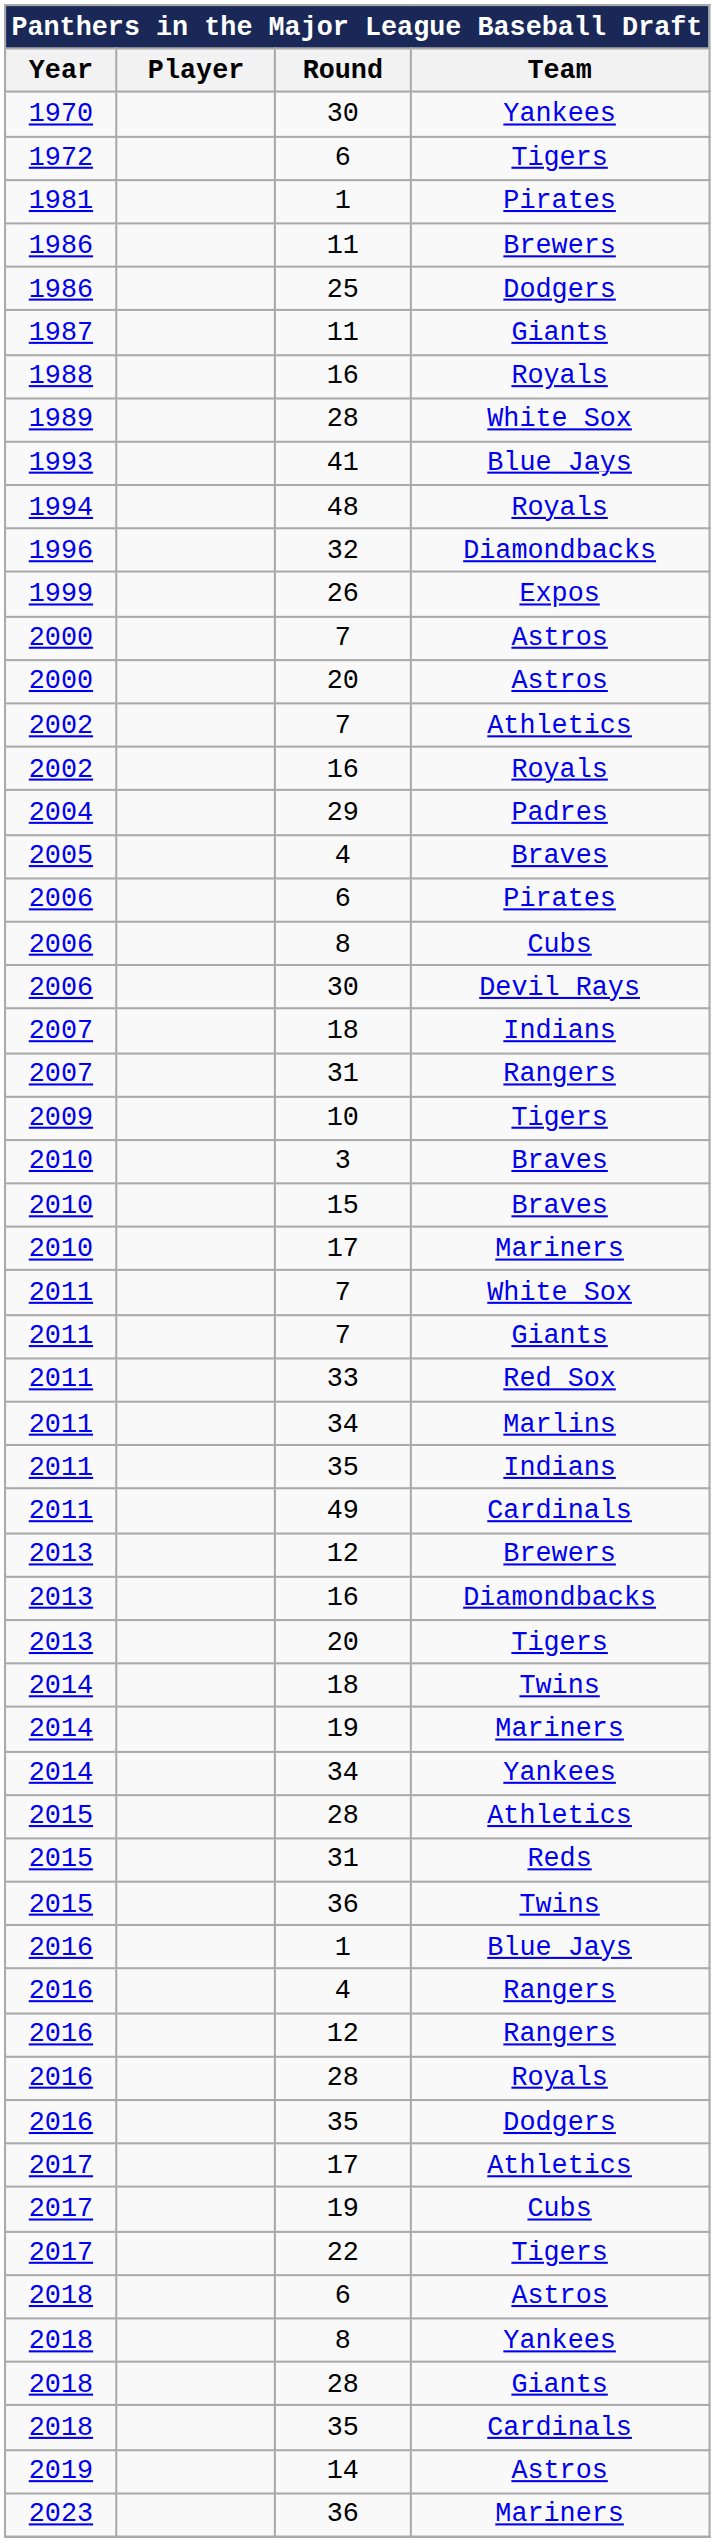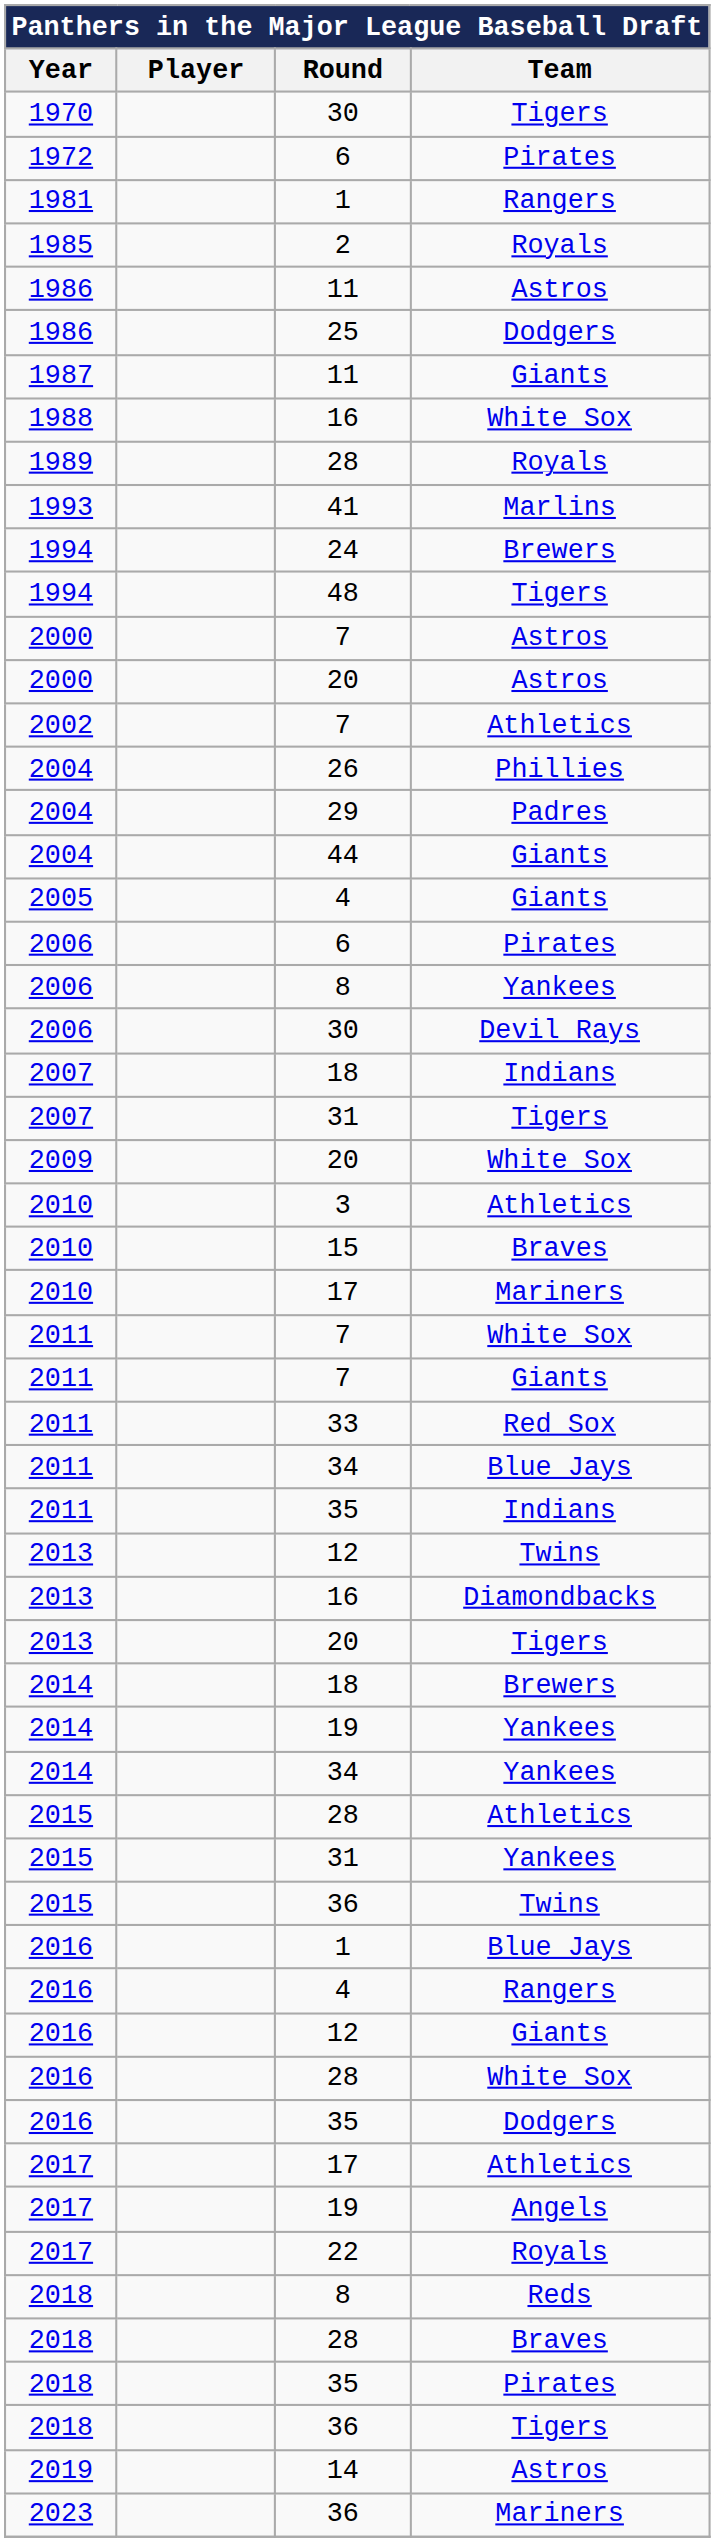(560, 114) Yankees -> (560, 114) Tigers
(560, 158) Tigers -> (560, 158) Pirates
(560, 201) Pirates -> (560, 201) Rangers
+ row: (61, 245)
(560, 245) Brewers -> (560, 289) Astros
(560, 376) Royals -> (560, 420) White Sox
(560, 420) White Sox -> (560, 463) Royals
(560, 463) Blue Jays -> (560, 507) Marlins
+ row: (61, 551)
(560, 507) Royals -> (560, 594) Tigers
- row: (61, 551)
- row: (61, 594)
- row: (61, 769)
+ row: (61, 769)
+ row: (61, 856)
(560, 856) Braves -> (560, 900) Giants
(560, 943) Cubs -> (560, 987) Yankees
(560, 1074) Rangers -> (560, 1118) Tigers
- row: (61, 1118)
+ row: (61, 1162)
(560, 1162) Braves -> (560, 1205) Athletics
(560, 1424) Marlins -> (560, 1467) Blue Jays
- row: (61, 1511)
(560, 1554) Brewers -> (560, 1554) Twins
(560, 1685) Twins -> (560, 1685) Brewers
(560, 1729) Mariners -> (560, 1729) Yankees
(560, 1860) Reds -> (560, 1860) Yankees
(560, 2035) Rangers -> (560, 2035) Giants
(560, 2078) Royals -> (560, 2078) White Sox
(560, 2209) Cubs -> (560, 2209) Angels
(560, 2253) Tigers -> (560, 2253) Royals
- row: (61, 2296)
(560, 2340) Yankees -> (560, 2296) Reds
(560, 2384) Giants -> (560, 2340) Braves
(560, 2427) Cardinals -> (560, 2384) Pirates
+ row: (61, 2427)
